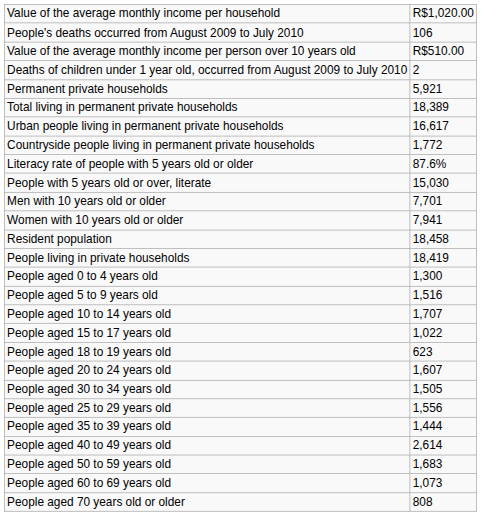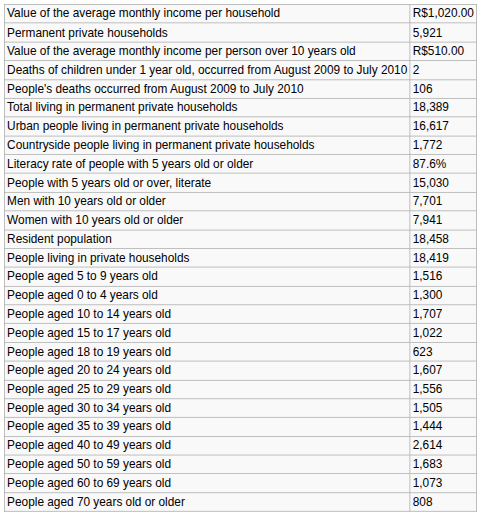rows swapped: (87, 88) <-> (155, 32)
rows swapped: (82, 276) <-> (82, 295)
rows swapped: (89, 408) <-> (89, 389)
